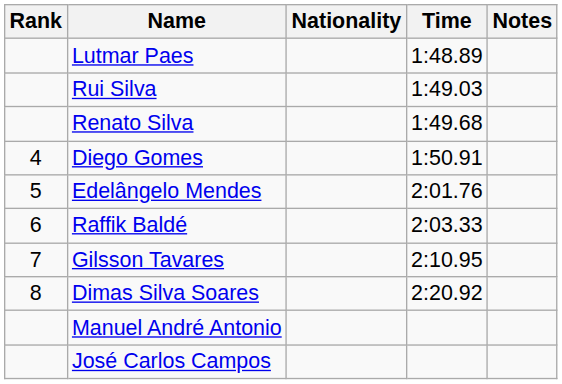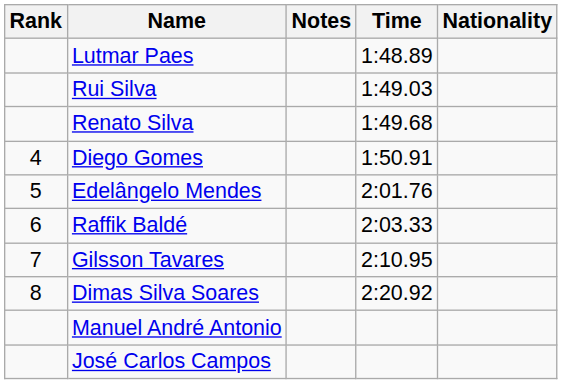columns swapped: (346, 21) <-> (522, 21)
